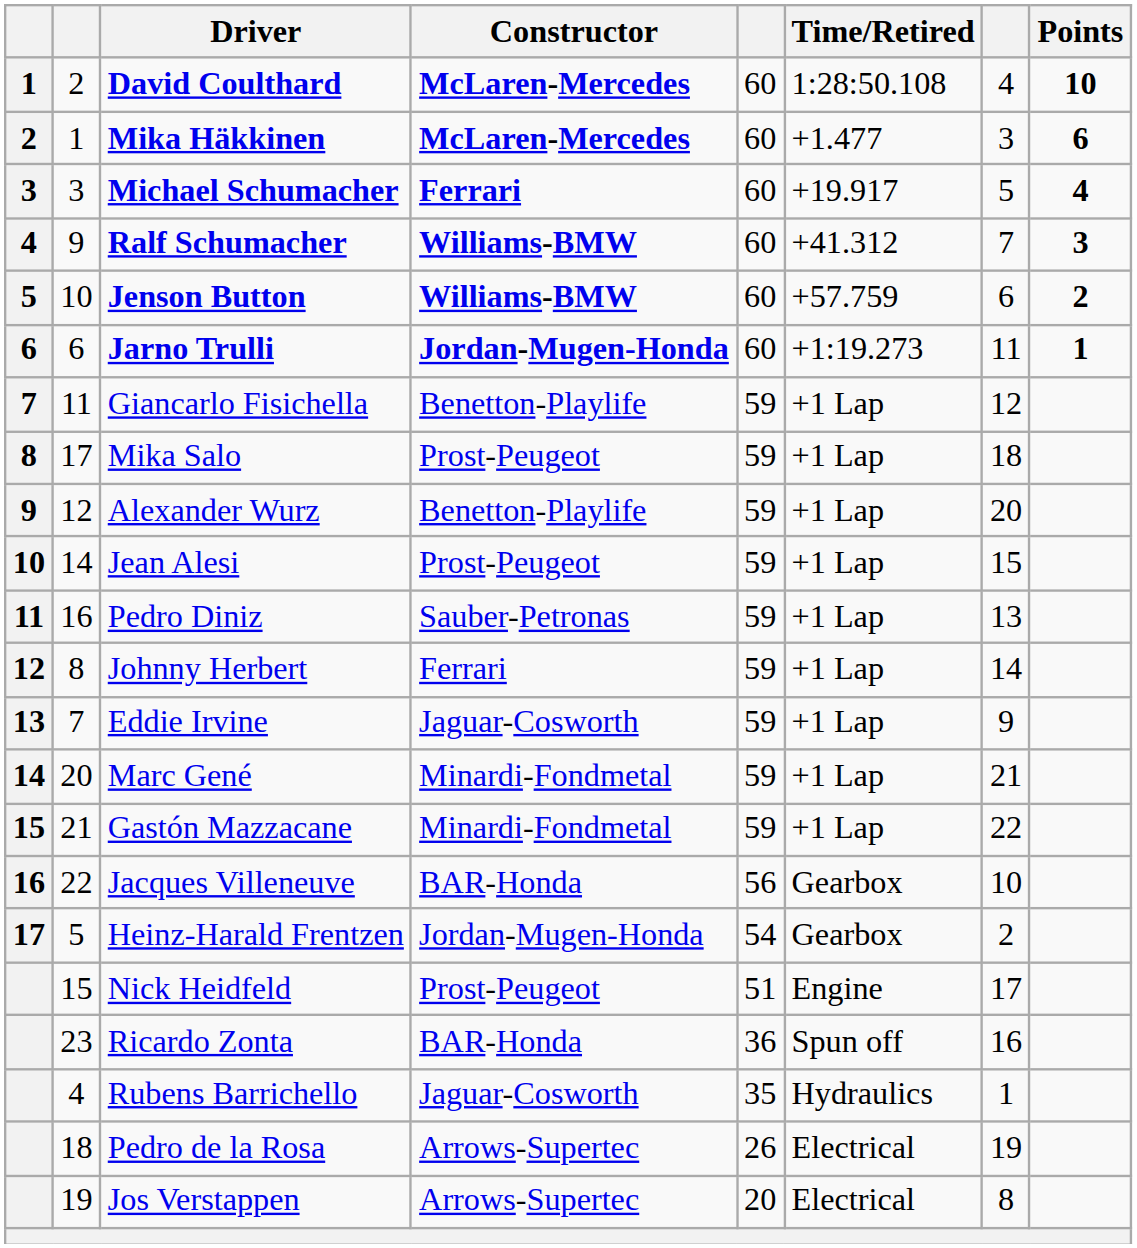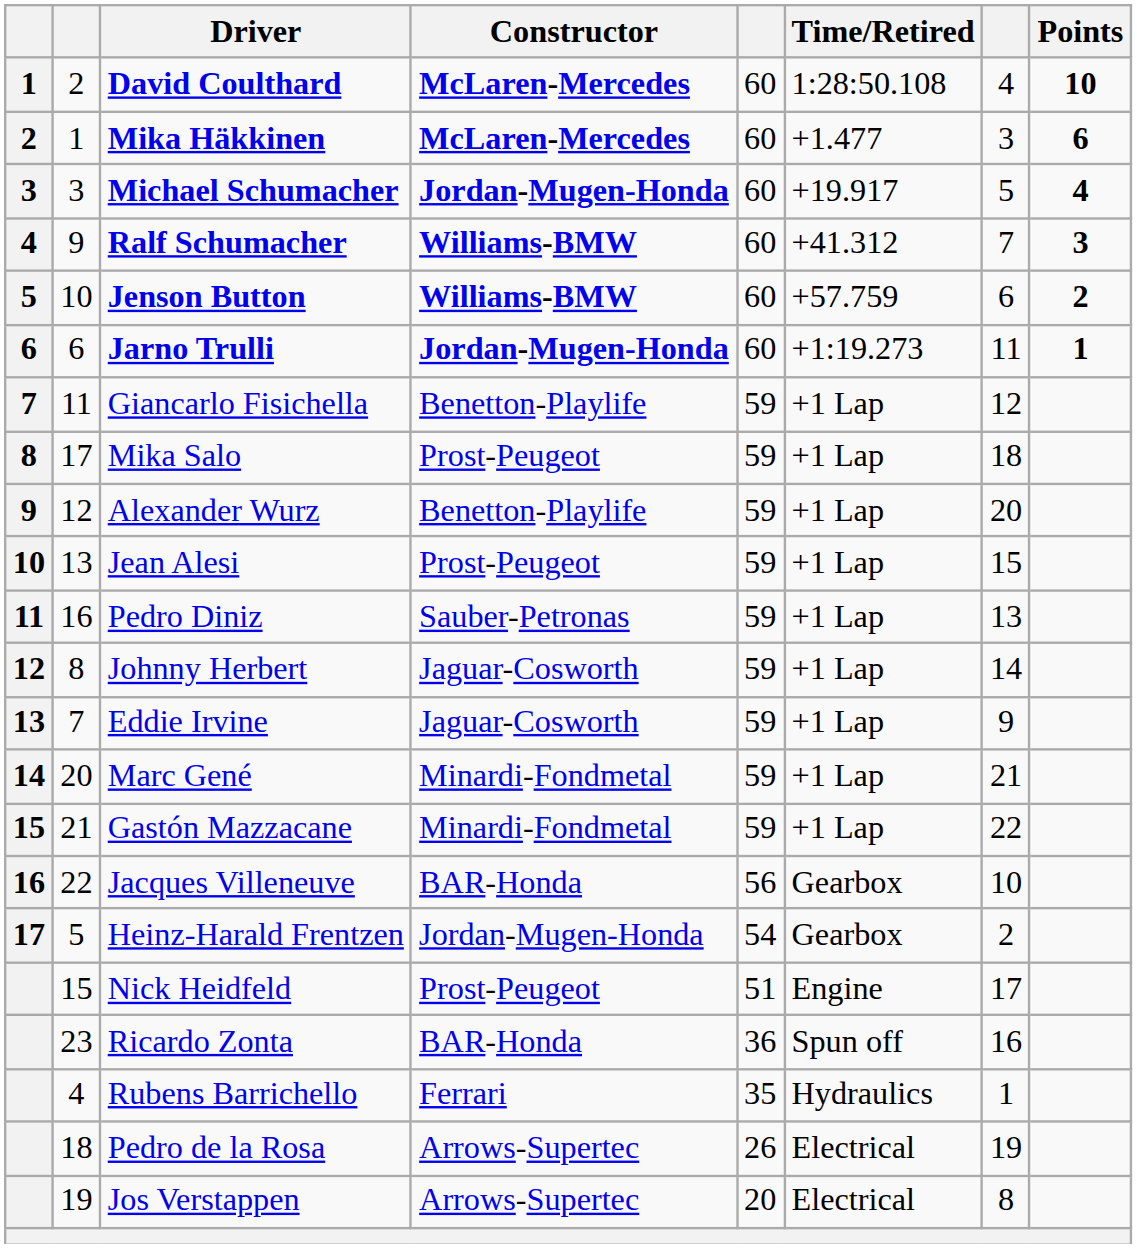(470, 190) Ferrari -> (574, 190) Jordan-Mugen-Honda
(76, 562) 14 -> (76, 562) 13
(463, 668) Ferrari -> (529, 668) Jaguar-Cosworth
(529, 1094) Jaguar-Cosworth -> (463, 1094) Ferrari
